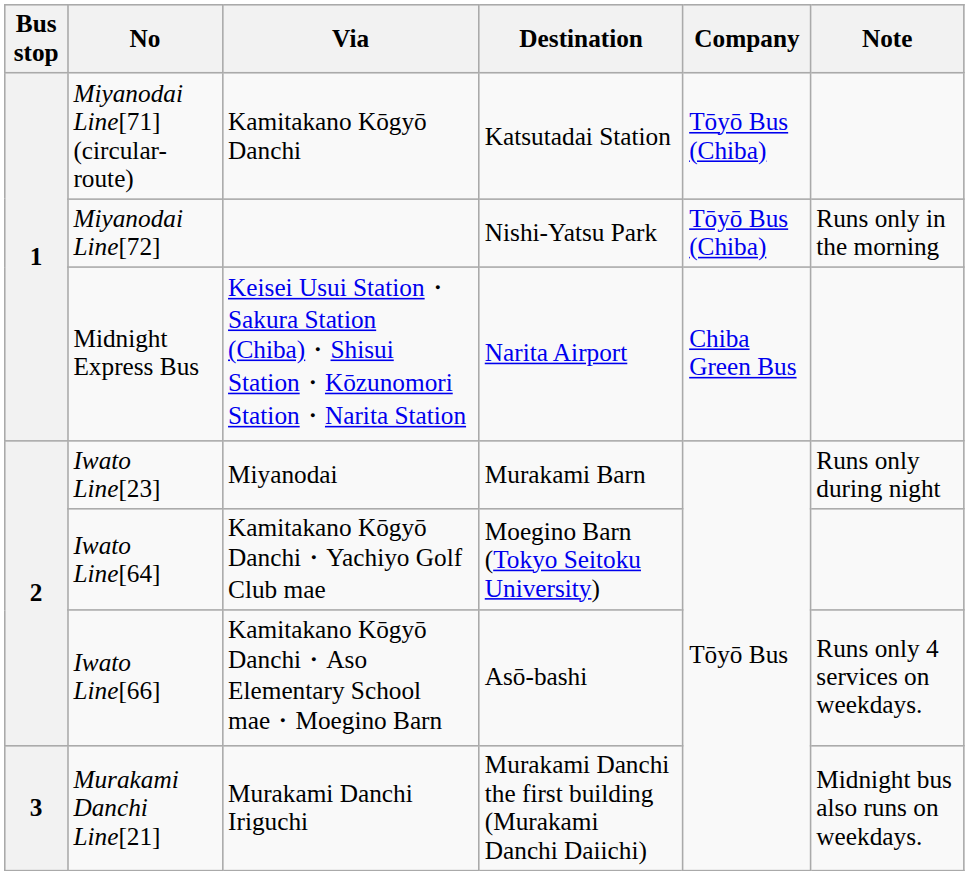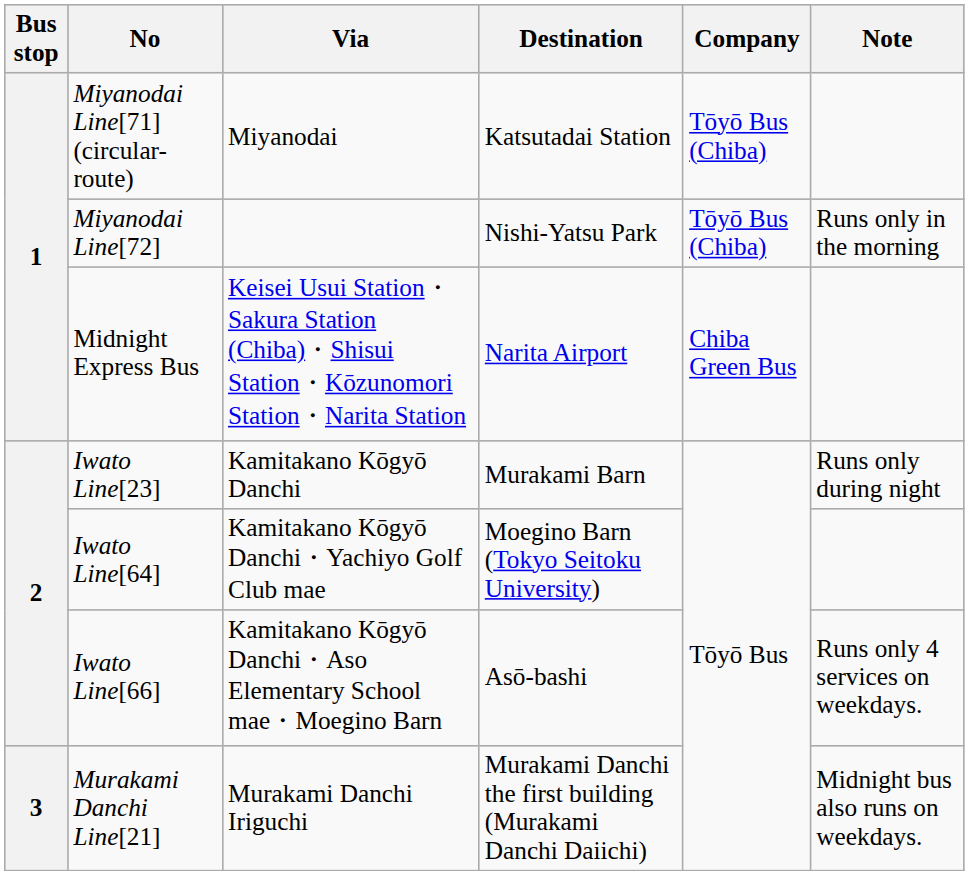(327, 135) Kamitakano Kōgyō Danchi -> (283, 135) Miyanodai
(283, 474) Miyanodai -> (327, 474) Kamitakano Kōgyō Danchi
